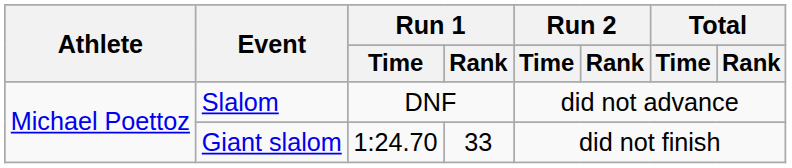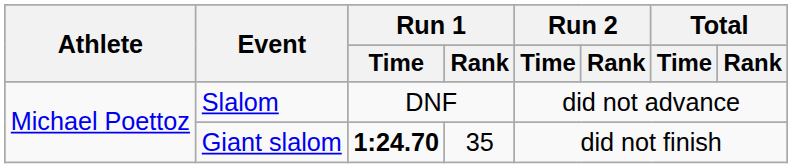(396, 142) normal -> (396, 142) bold
(478, 142) 33 -> (480, 142) 35
